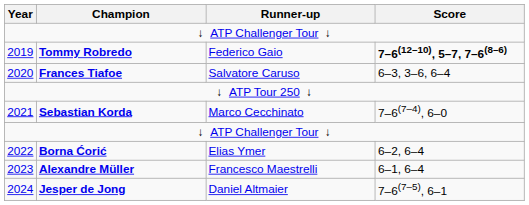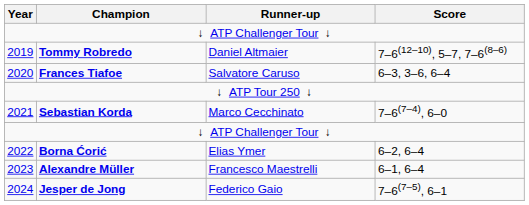(246, 53) Federico Gaio -> (248, 53) Daniel Altmaier
(443, 53) bold -> (443, 53) normal
(248, 190) Daniel Altmaier -> (246, 190) Federico Gaio
